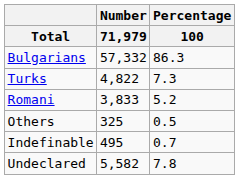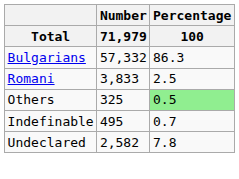- row: (27, 79)
(165, 100) 5.2 -> (165, 79) 2.5
(165, 121) no background -> (165, 100) lightgreen background
(119, 163) 5,582 -> (119, 142) 2,582
